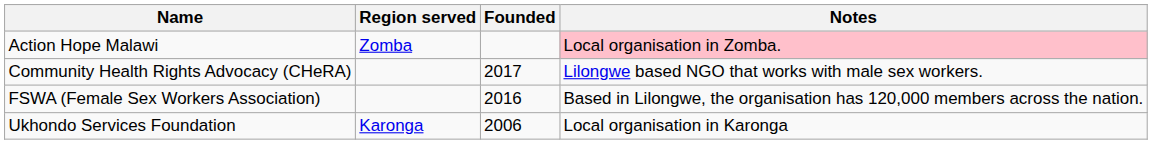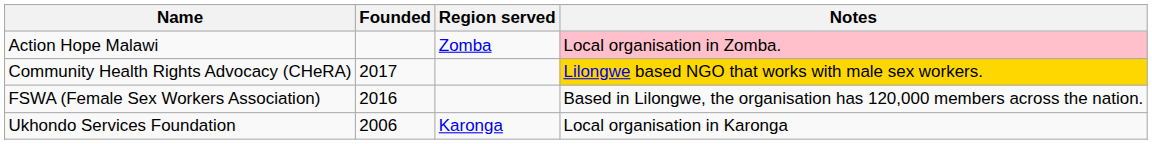columns swapped: (520, 17) <-> (418, 17)
(773, 71) no background -> (773, 71) gold background
